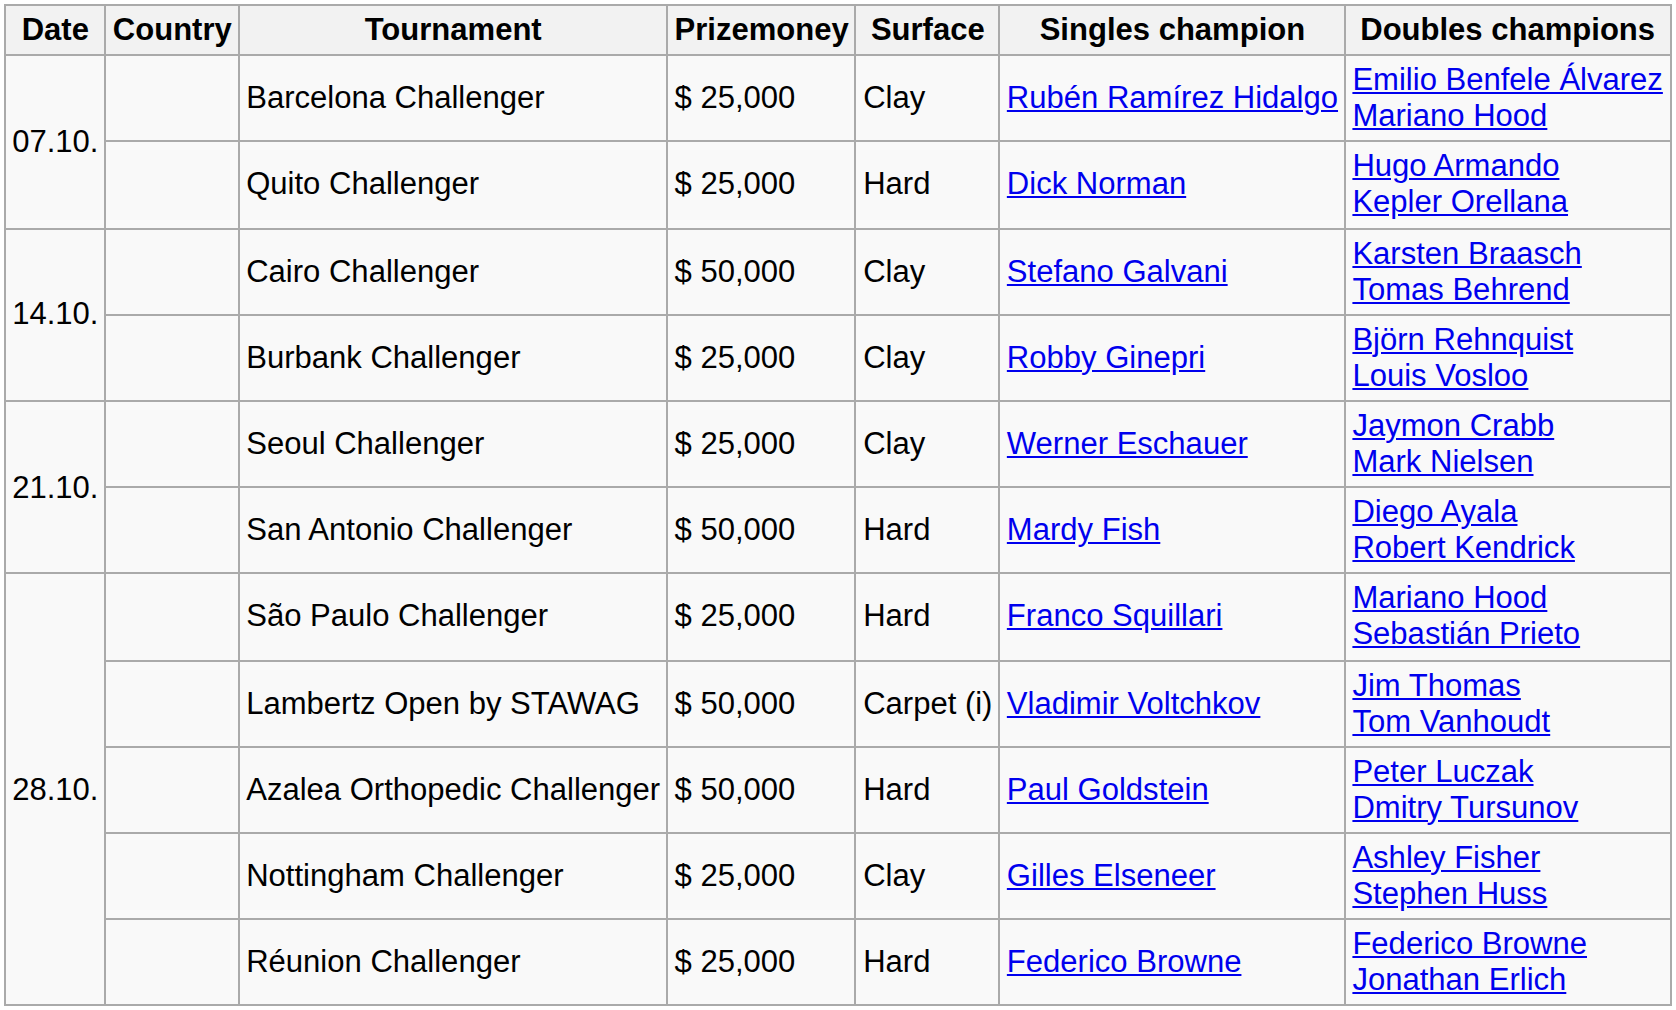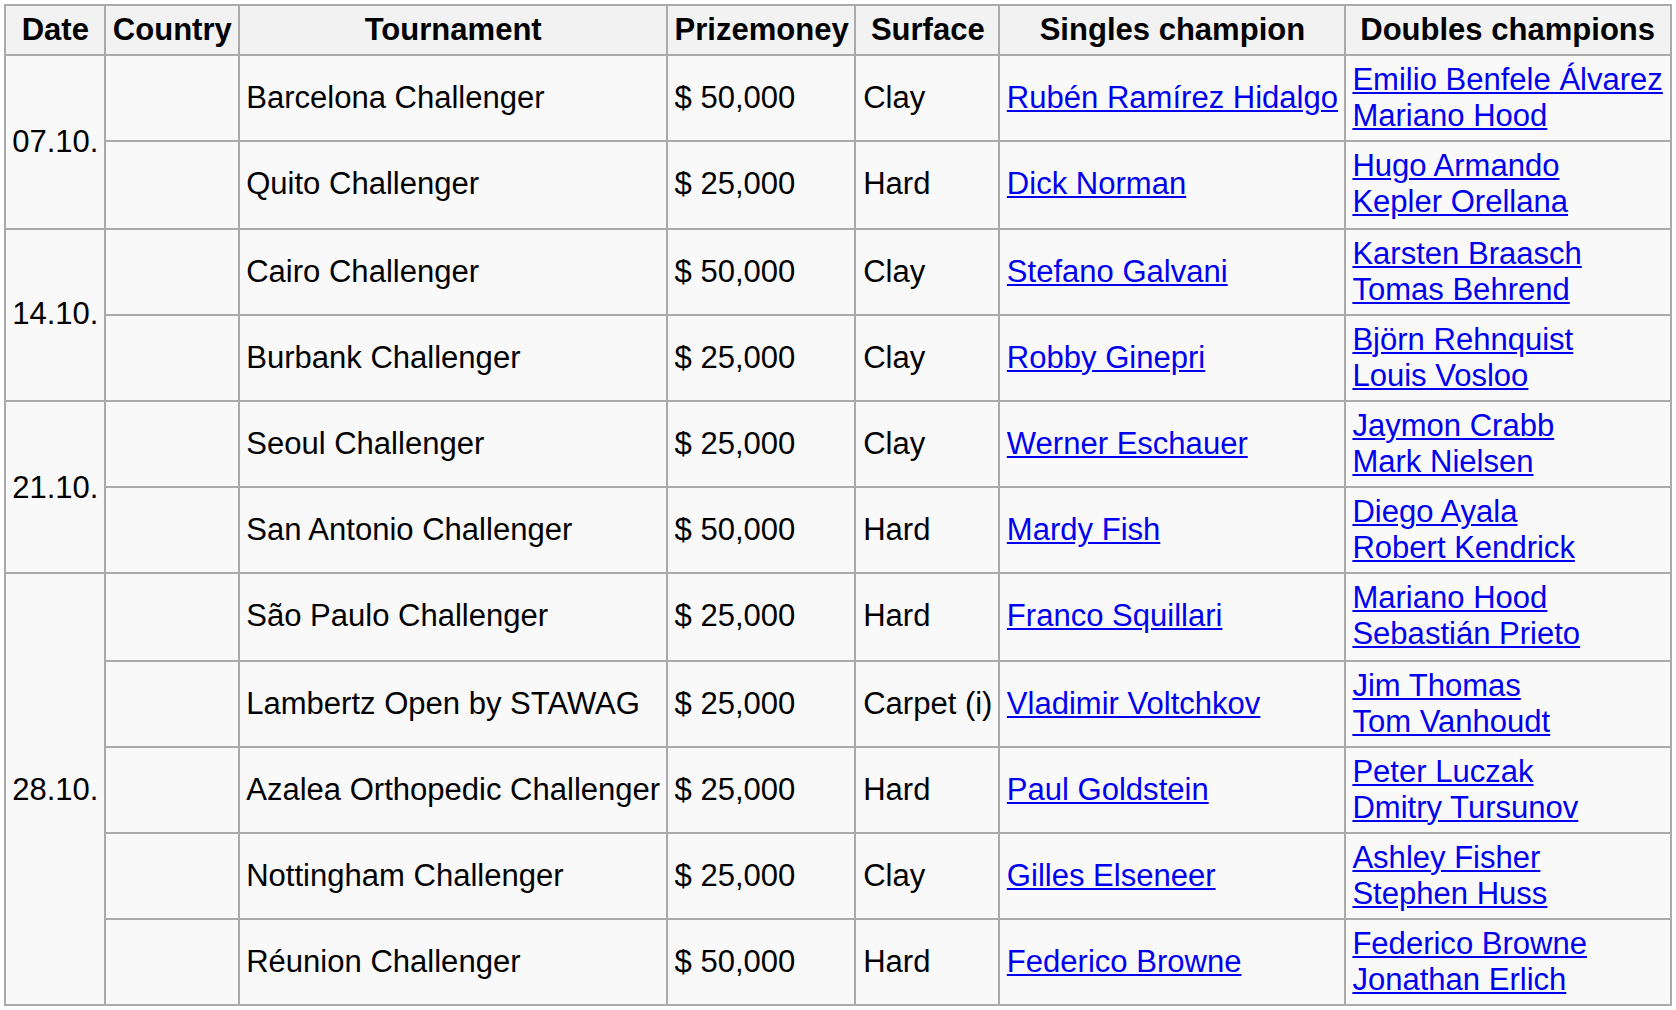(735, 97) $ 25,000 -> (735, 97) $ 50,000
(735, 702) $ 50,000 -> (735, 702) $ 25,000
(735, 788) $ 50,000 -> (735, 788) $ 25,000
(735, 961) $ 25,000 -> (735, 961) $ 50,000
